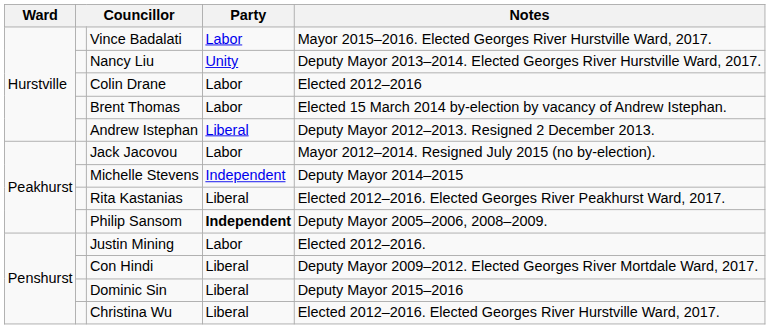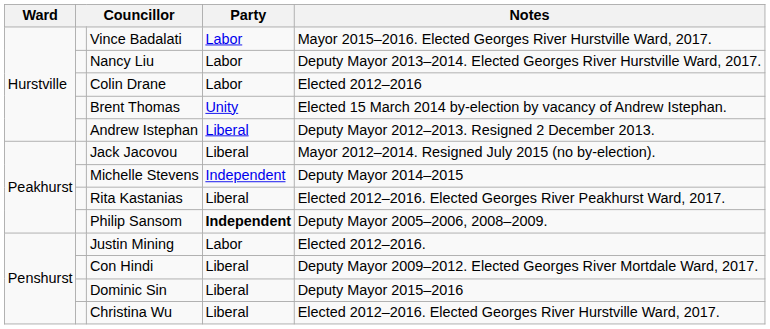(222, 61) Unity -> (224, 61) Labor
(224, 107) Labor -> (222, 107) Unity
(224, 152) Labor -> (227, 152) Liberal
